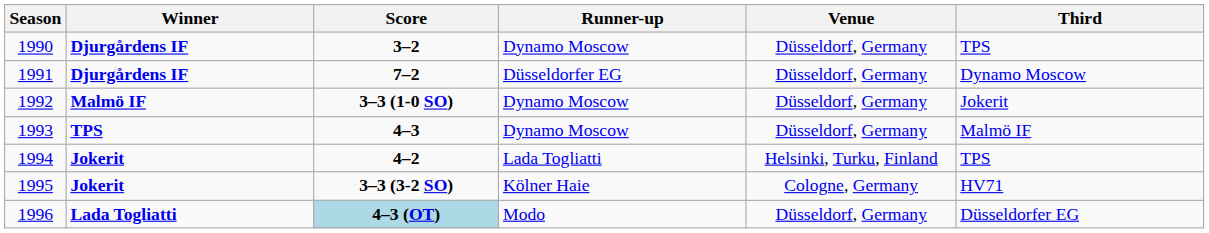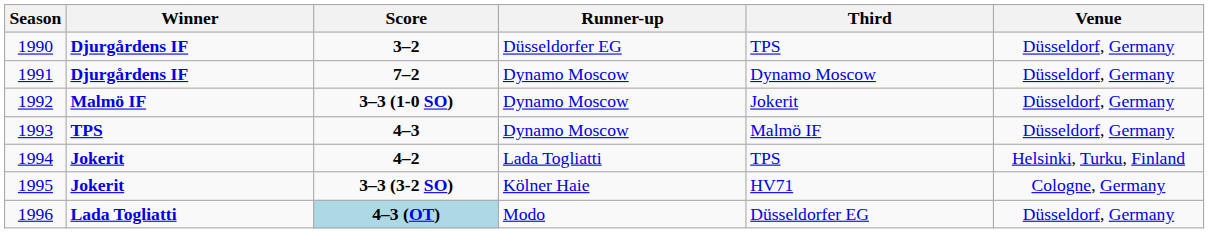columns swapped: (1080, 18) <-> (851, 18)
(566, 46) Dynamo Moscow -> (562, 46) Düsseldorfer EG
(562, 74) Düsseldorfer EG -> (566, 74) Dynamo Moscow
